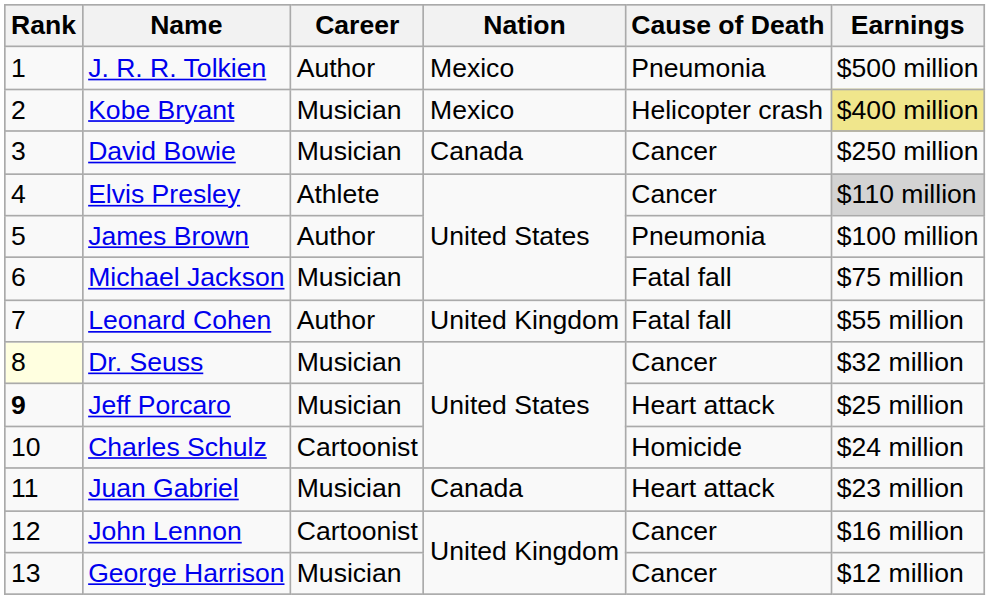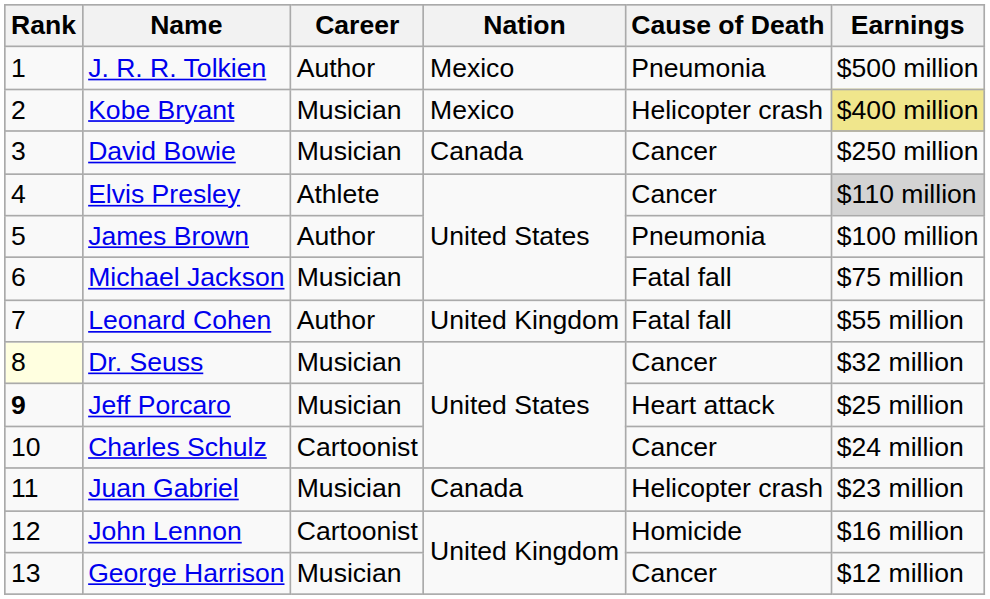(687, 446) Homicide -> (674, 446) Cancer
(703, 488) Heart attack -> (727, 488) Helicopter crash
(674, 531) Cancer -> (687, 531) Homicide
